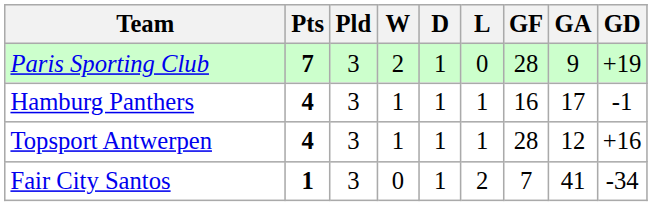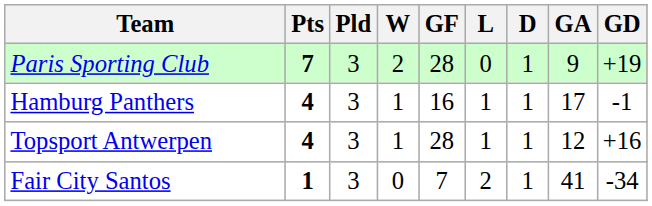columns swapped: (440, 24) <-> (526, 24)
